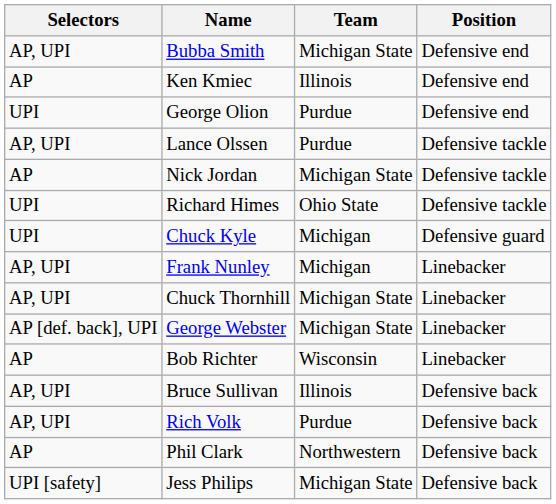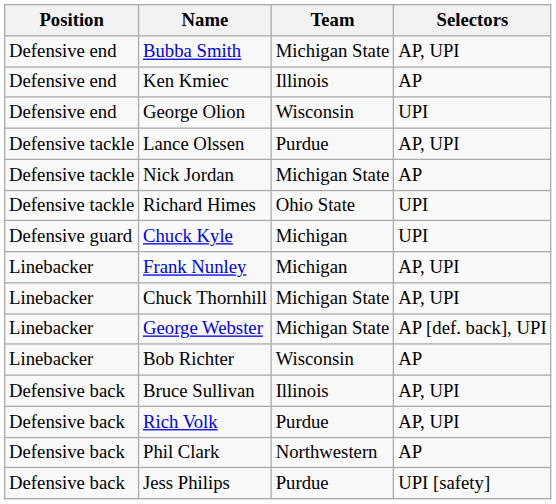columns swapped: (484, 20) <-> (83, 20)
(325, 112) Purdue -> (315, 112) Wisconsin
(356, 483) Michigan State -> (302, 483) Purdue
